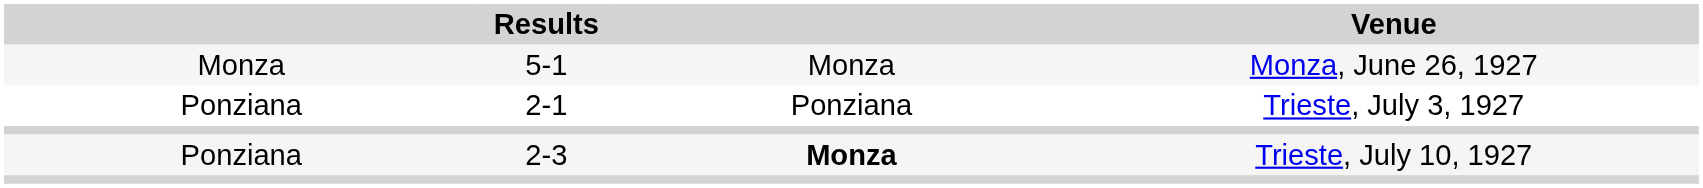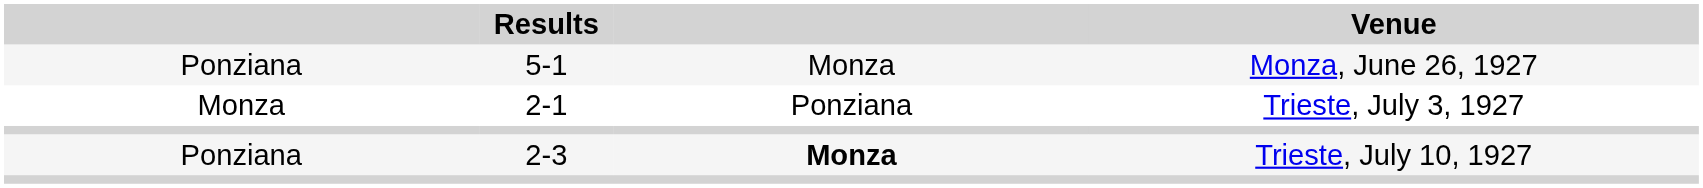(241, 65) Monza -> (241, 65) Ponziana
(241, 106) Ponziana -> (241, 106) Monza
